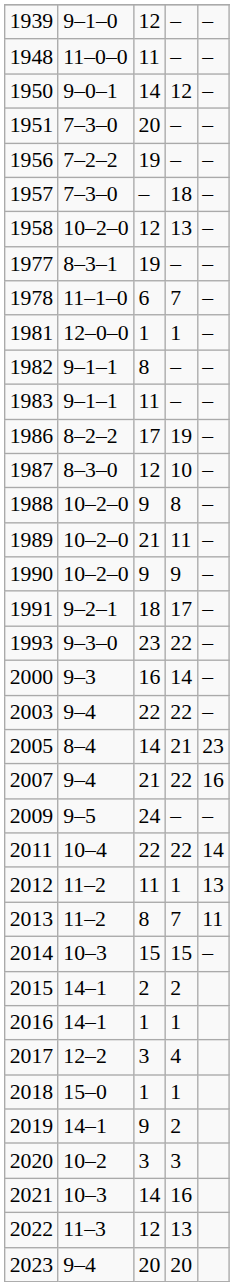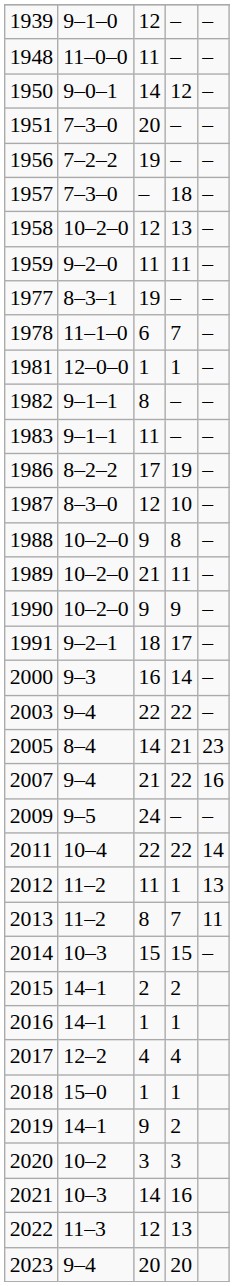+ row: (31, 263)
- row: (31, 642)
(144, 1057) 3 -> (144, 1057) 4
